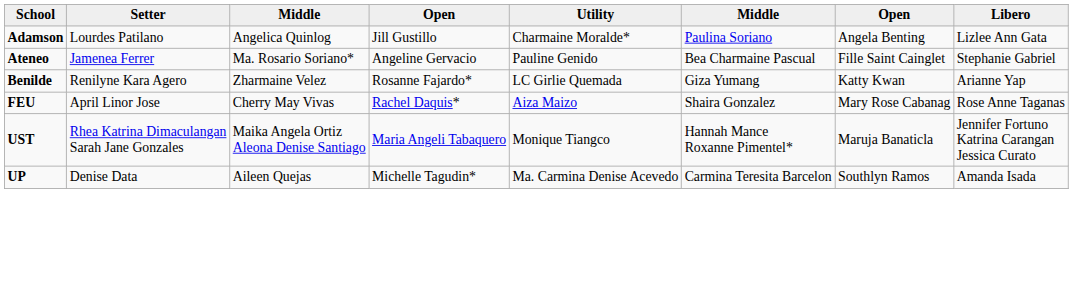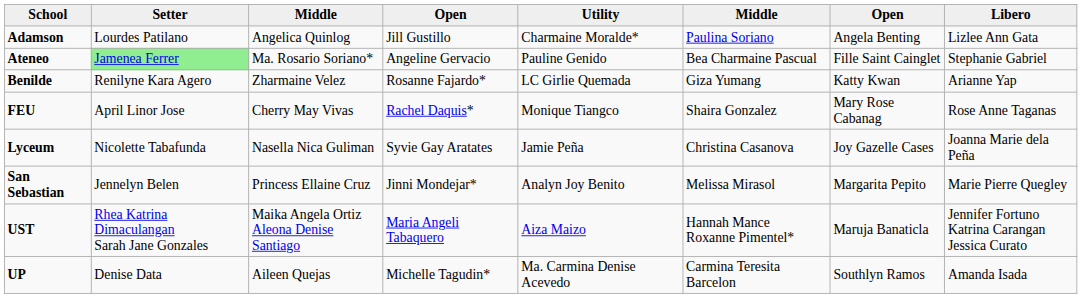(112, 59) no background -> (137, 59) lightgreen background
(545, 102) Aiza Maizo -> (570, 110) Monique Tiangco
+ row: (31, 147)
+ row: (36, 185)
(561, 140) Monique Tiangco -> (554, 230) Aiza Maizo
